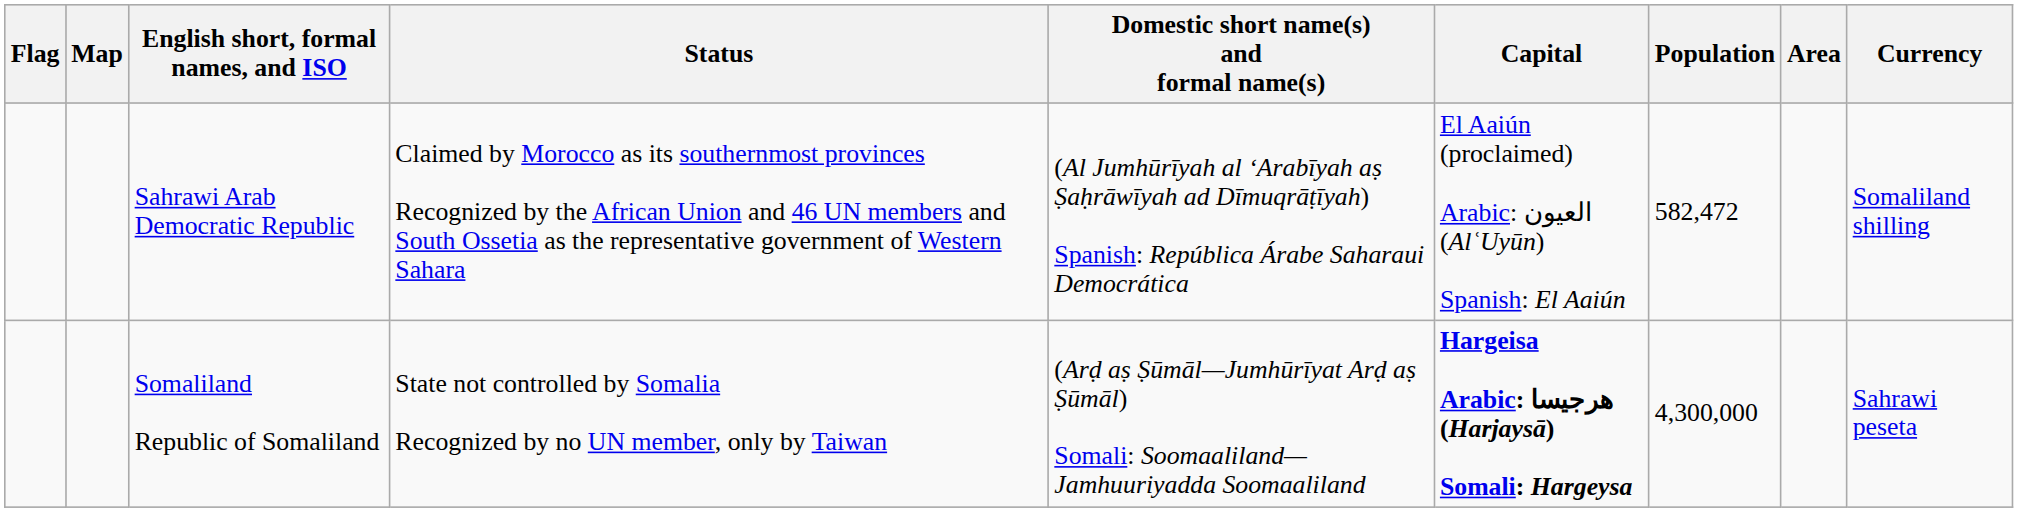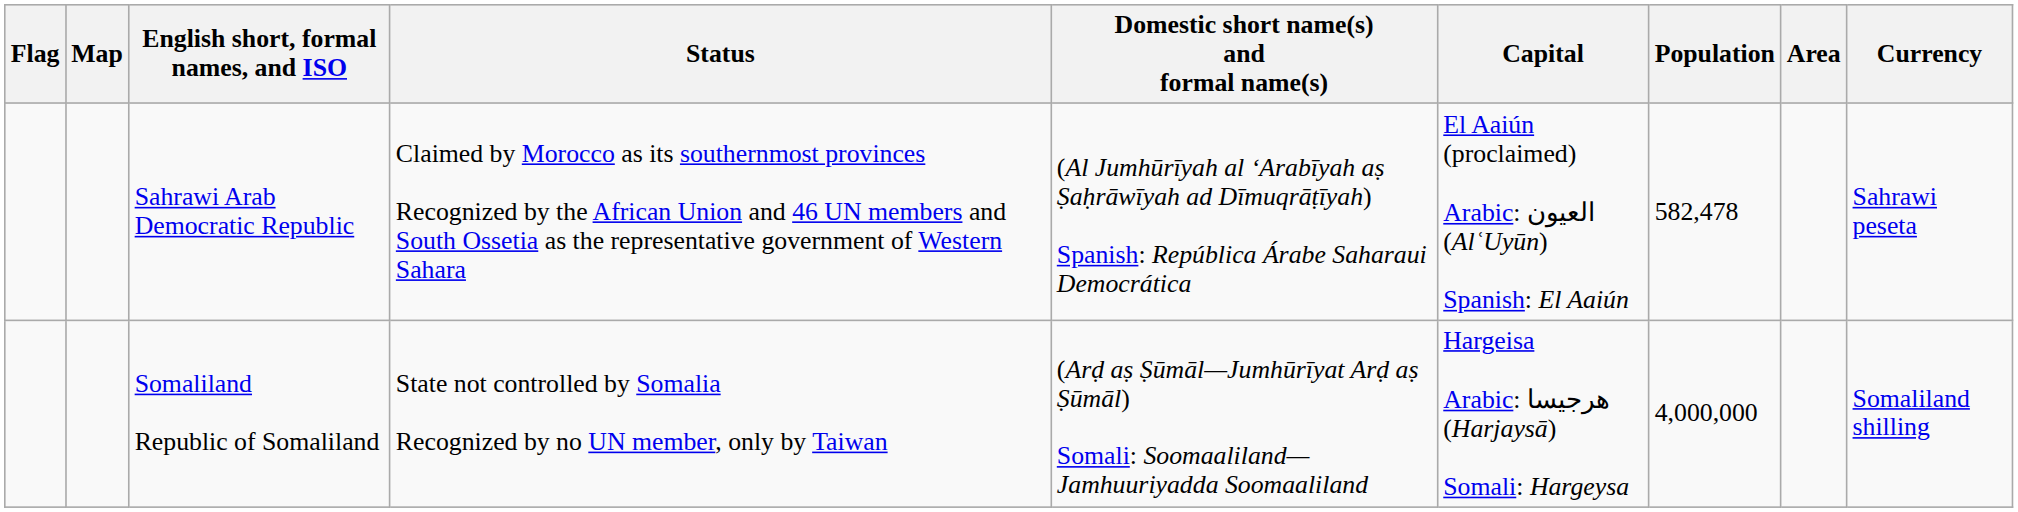(1697, 211) 582,472 -> (1697, 211) 582,478
(1911, 211) Somaliland shilling -> (1895, 211) Sahrawi peseta
(1536, 413) bold -> (1536, 413) normal
(1706, 413) 4,300,000 -> (1706, 413) 4,000,000
(1895, 413) Sahrawi peseta -> (1911, 413) Somaliland shilling
